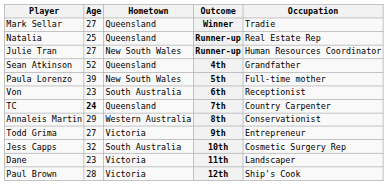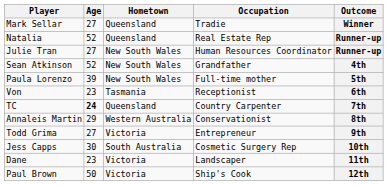columns swapped: (313, 11) <-> (218, 11)
(91, 39) 25 -> (91, 39) 52
(131, 66) Queensland -> (143, 66) New South Wales
(143, 93) South Australia -> (126, 93) Tasmania
(91, 147) 32 -> (91, 147) 30
(91, 174) 28 -> (91, 174) 50
